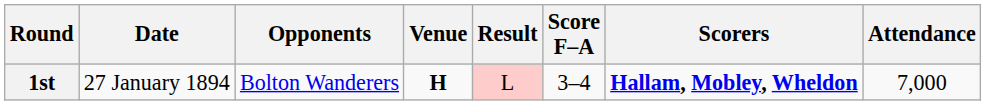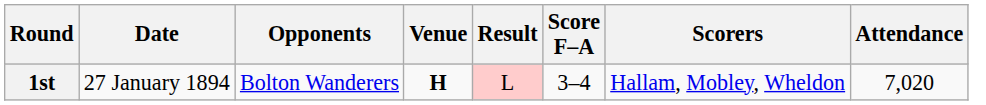(734, 81) bold -> (728, 81) normal
(922, 81) 7,000 -> (909, 81) 7,020
